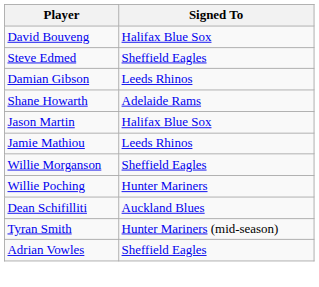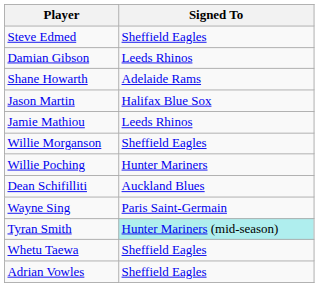- row: (48, 36)
+ row: (39, 207)
(200, 229) no background -> (200, 229) paleturquoise background
+ row: (43, 250)
